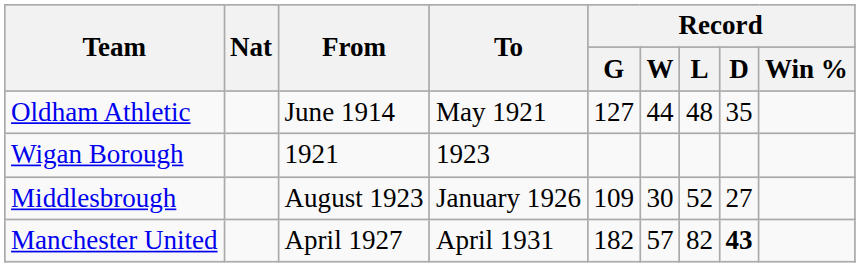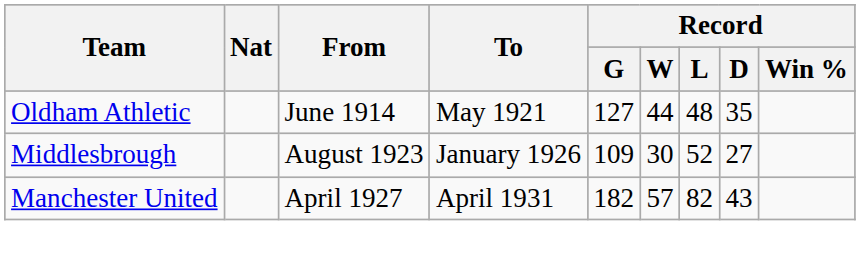- row: (97, 154)
(739, 240) bold -> (739, 197) normal
